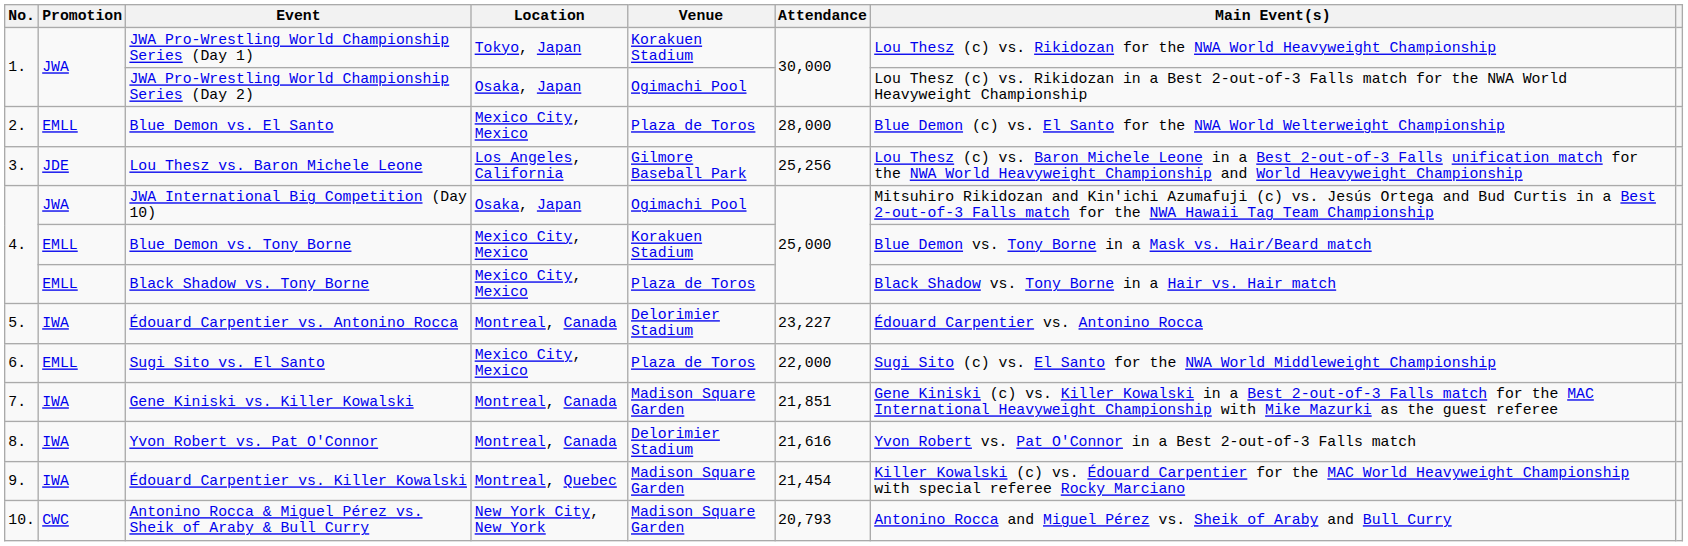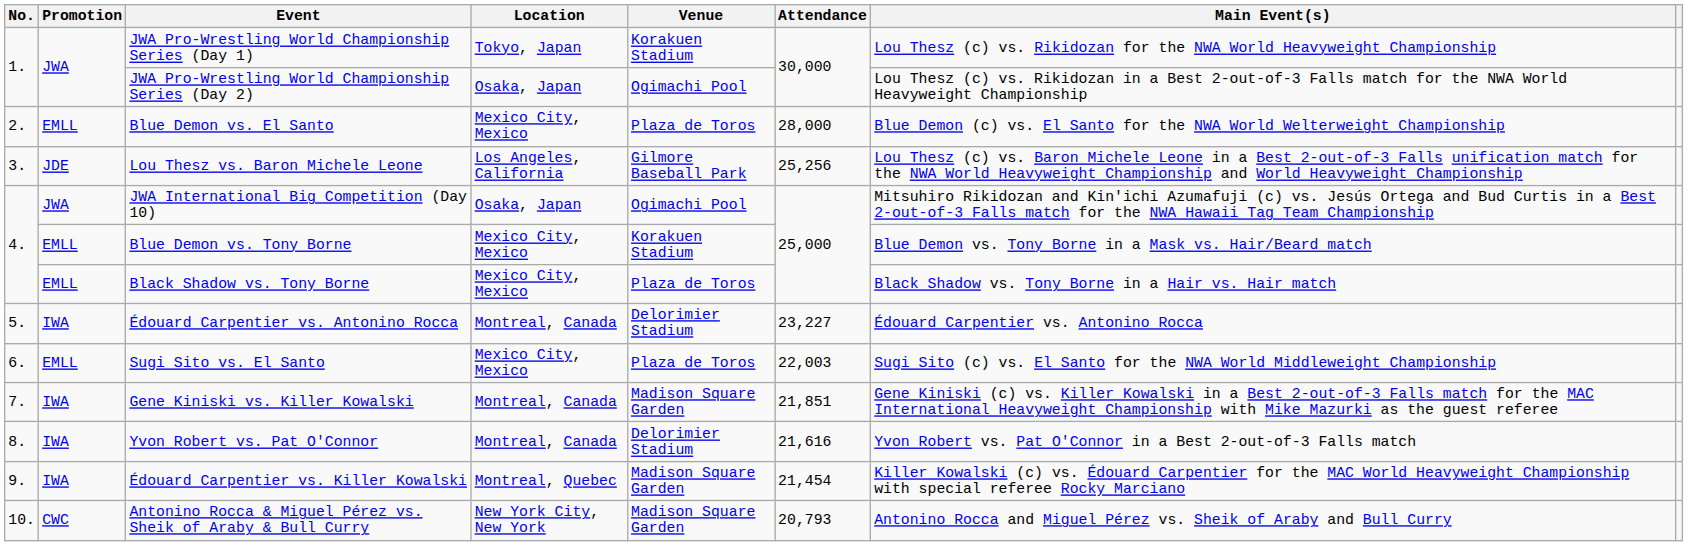(805, 363) 22,000 -> (805, 363) 22,003
